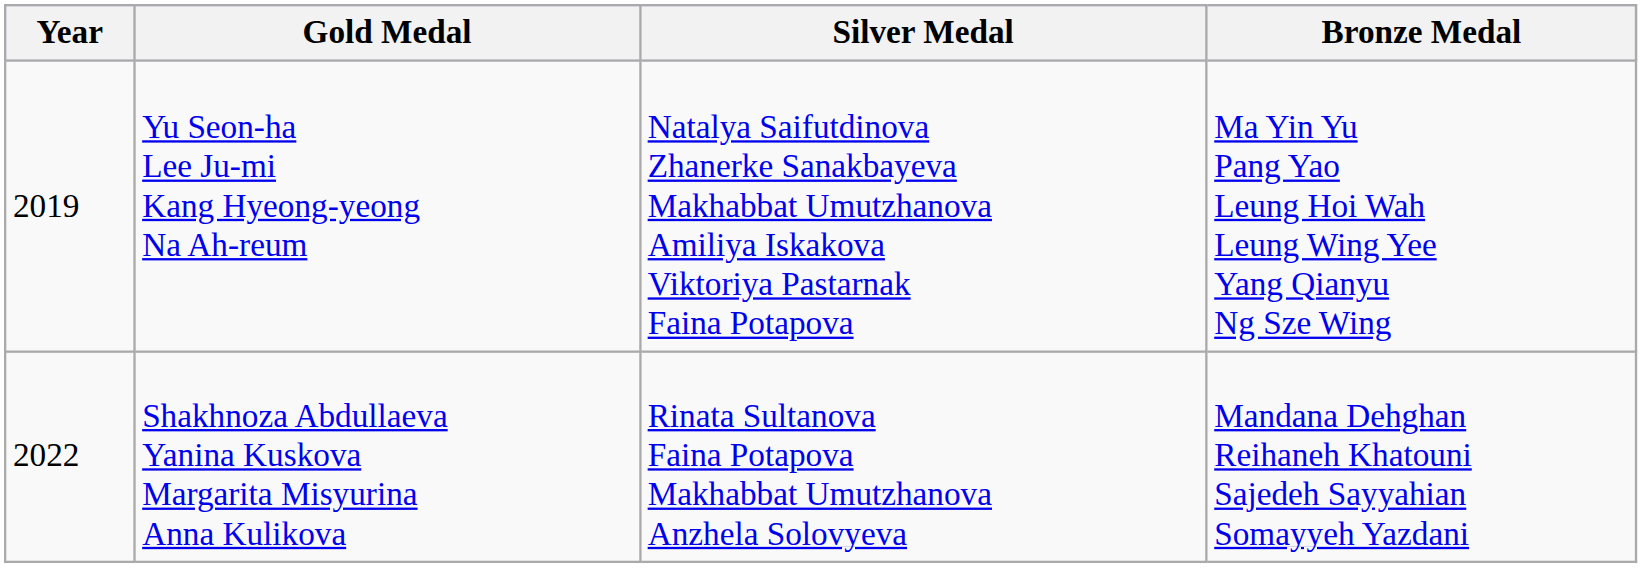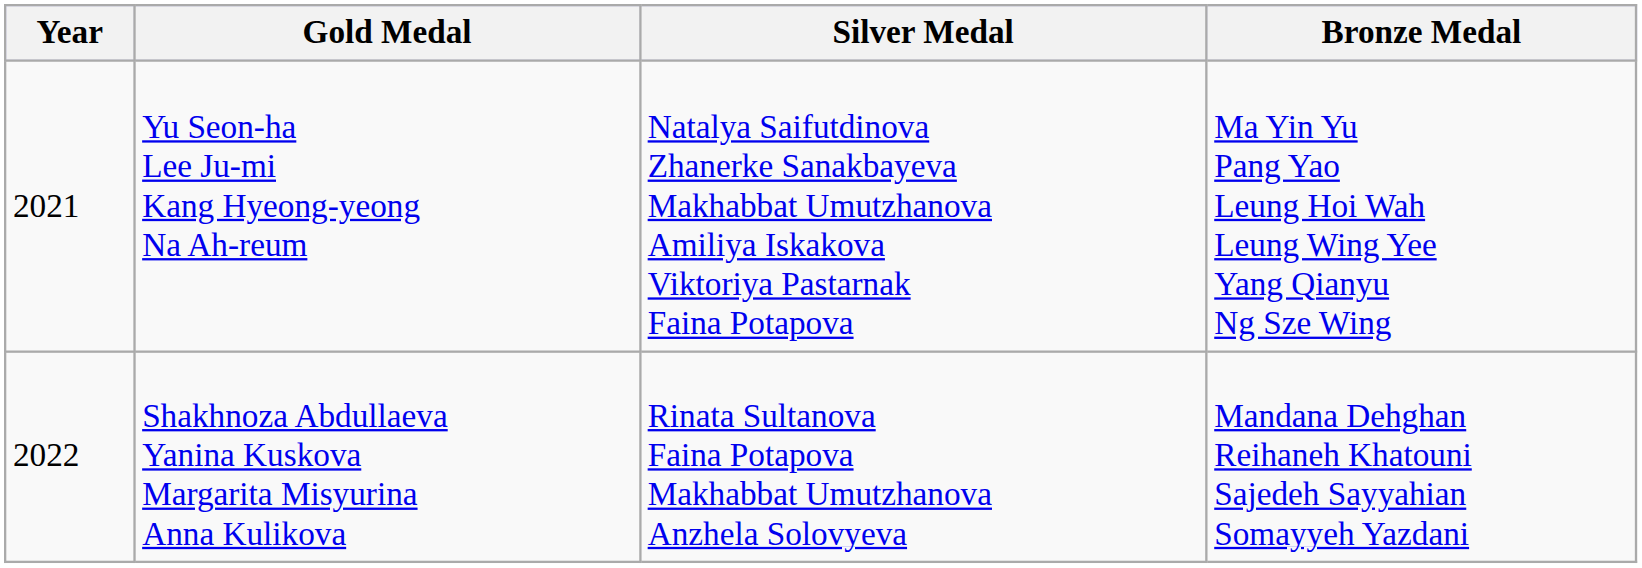(46, 204) 2019 -> (46, 204) 2021
